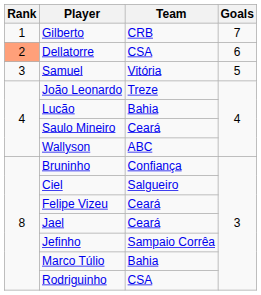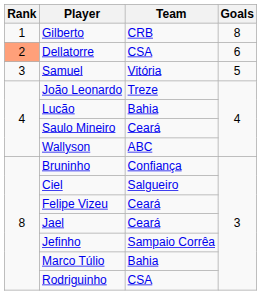(237, 33) 7 -> (237, 33) 8
